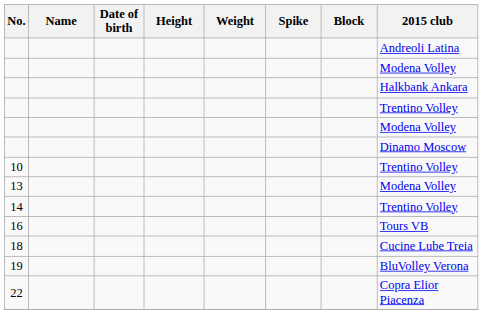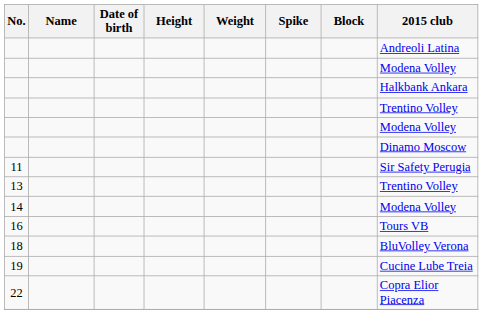- row: (16, 166)
+ row: (16, 166)
(418, 186) Modena Volley -> (419, 186) Trentino Volley
(419, 206) Trentino Volley -> (418, 206) Modena Volley
(426, 246) Cucine Lube Treia -> (424, 246) BluVolley Verona
(424, 265) BluVolley Verona -> (426, 265) Cucine Lube Treia
